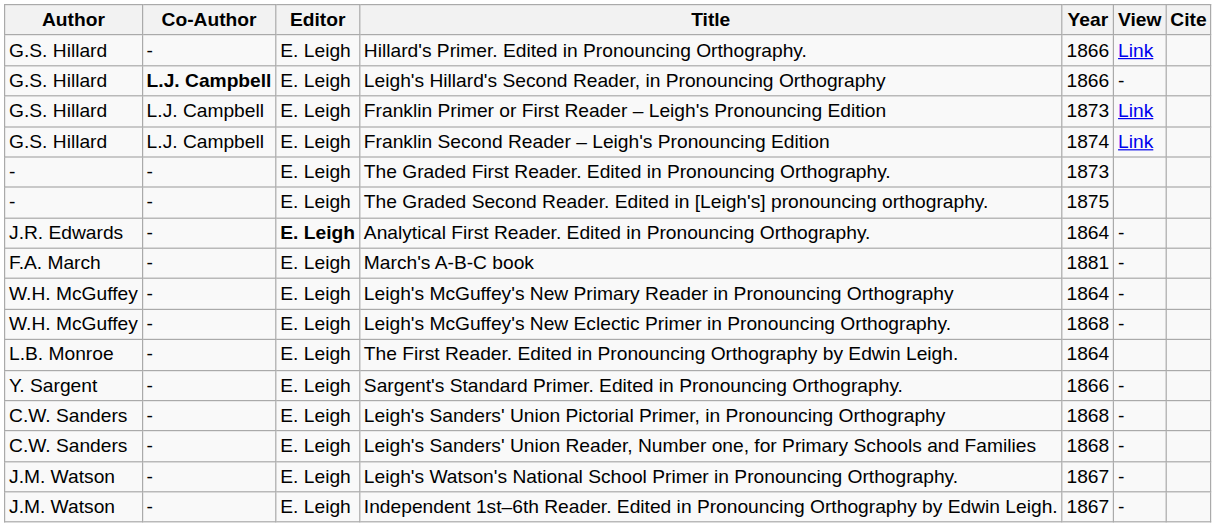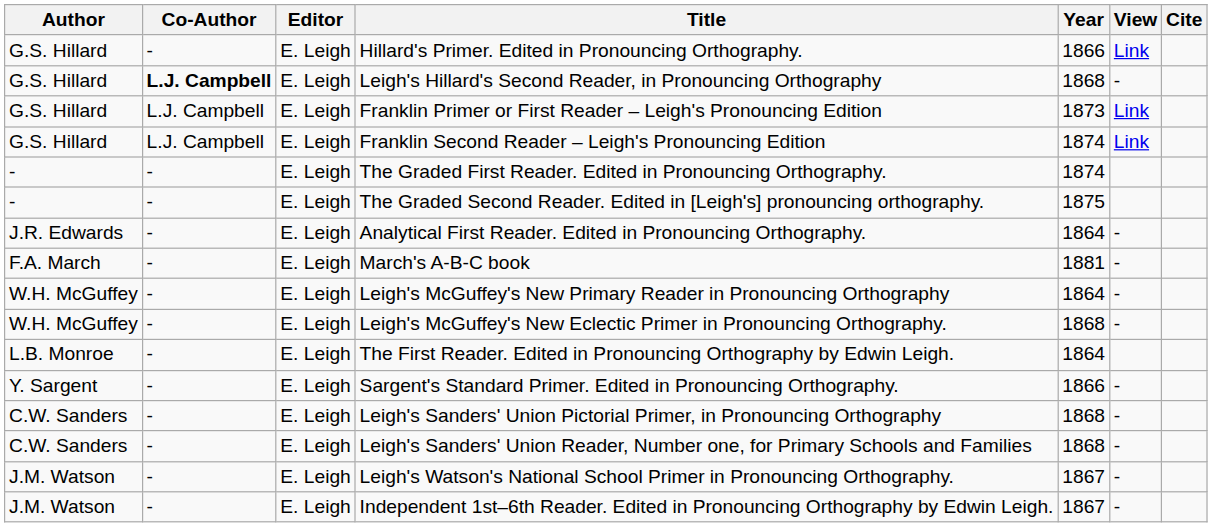(1088, 80) 1866 -> (1084, 80) 1868
(1088, 171) 1873 -> (1084, 171) 1874
(318, 232) bold -> (316, 232) normal
